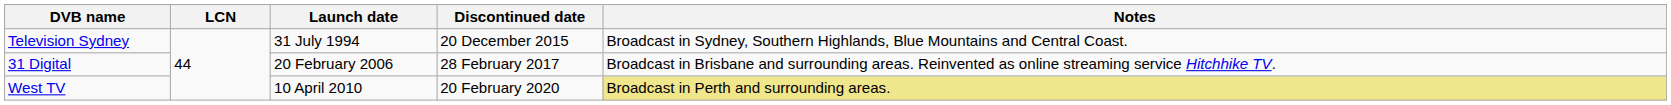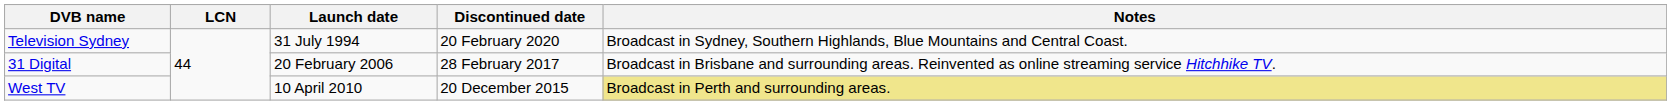(504, 41) 20 December 2015 -> (500, 41) 20 February 2020
(500, 89) 20 February 2020 -> (504, 89) 20 December 2015
